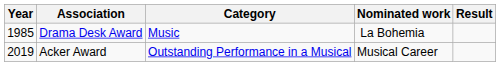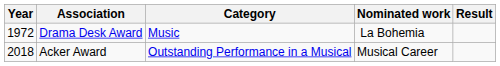(20, 33) 1985 -> (20, 33) 1972
(20, 52) 2019 -> (20, 52) 2018
